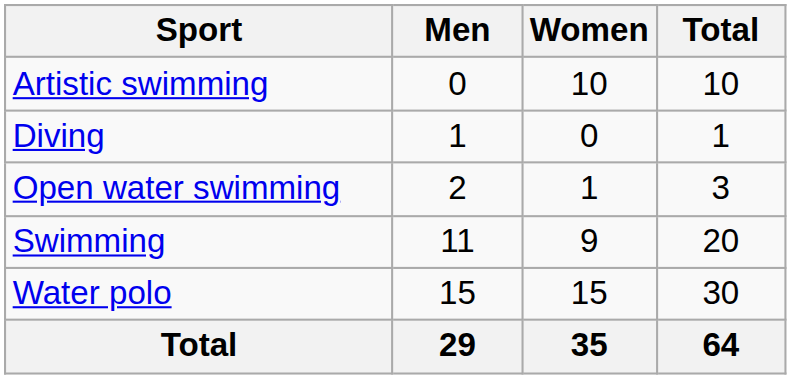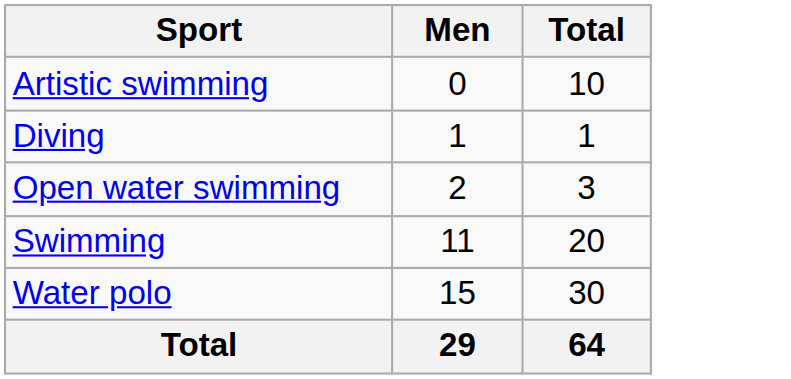- column: (589, 30)
